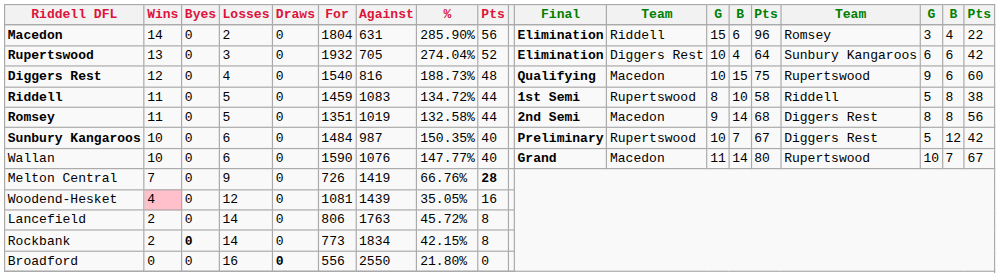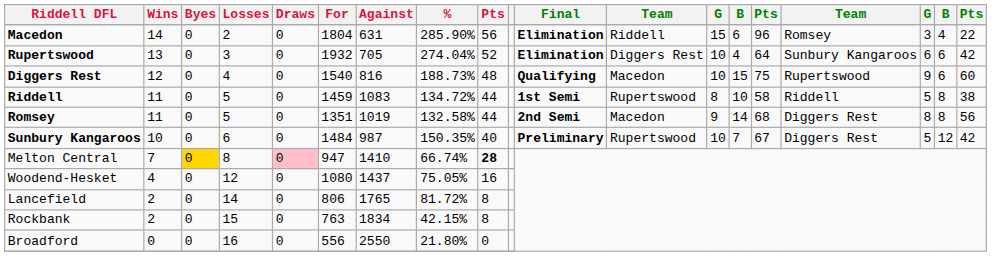- row: (31, 159)
(189, 179) no background -> (189, 159) gold background
(226, 179) 9 -> (226, 159) 8
(280, 179) no background -> (280, 159) pink background
(333, 179) 726 -> (333, 159) 947
(375, 179) 1419 -> (375, 159) 1410
(444, 179) 66.76% -> (444, 159) 66.74%
(151, 200) pink background -> (151, 179) no background
(337, 200) 1081 -> (337, 179) 1080
(375, 200) 1439 -> (375, 179) 1437
(444, 200) 35.05% -> (444, 179) 75.05%
(375, 220) 1763 -> (375, 200) 1765
(444, 220) 45.72% -> (444, 200) 81.72%
(189, 241) bold -> (189, 220) normal
(230, 241) 14 -> (230, 220) 15
(333, 241) 773 -> (333, 220) 763
(280, 261) bold -> (280, 241) normal
